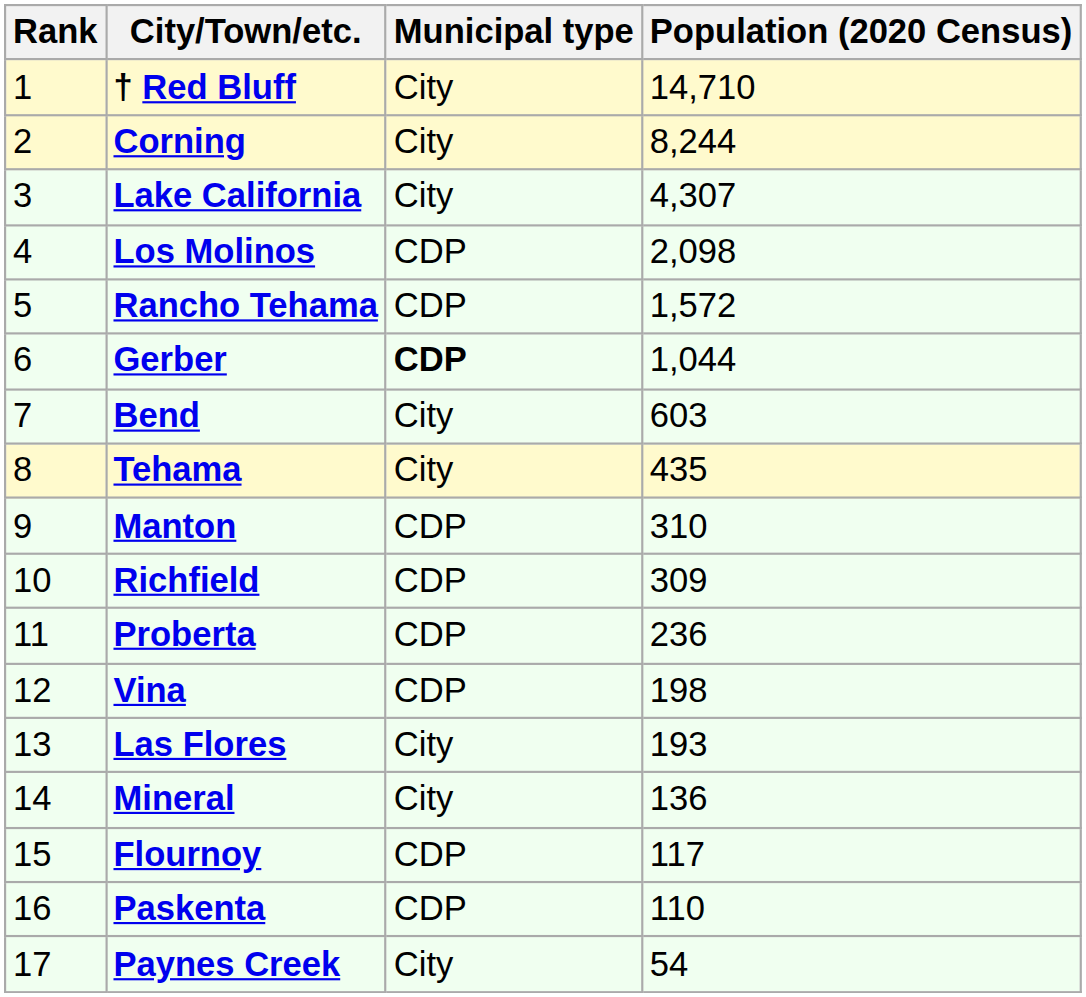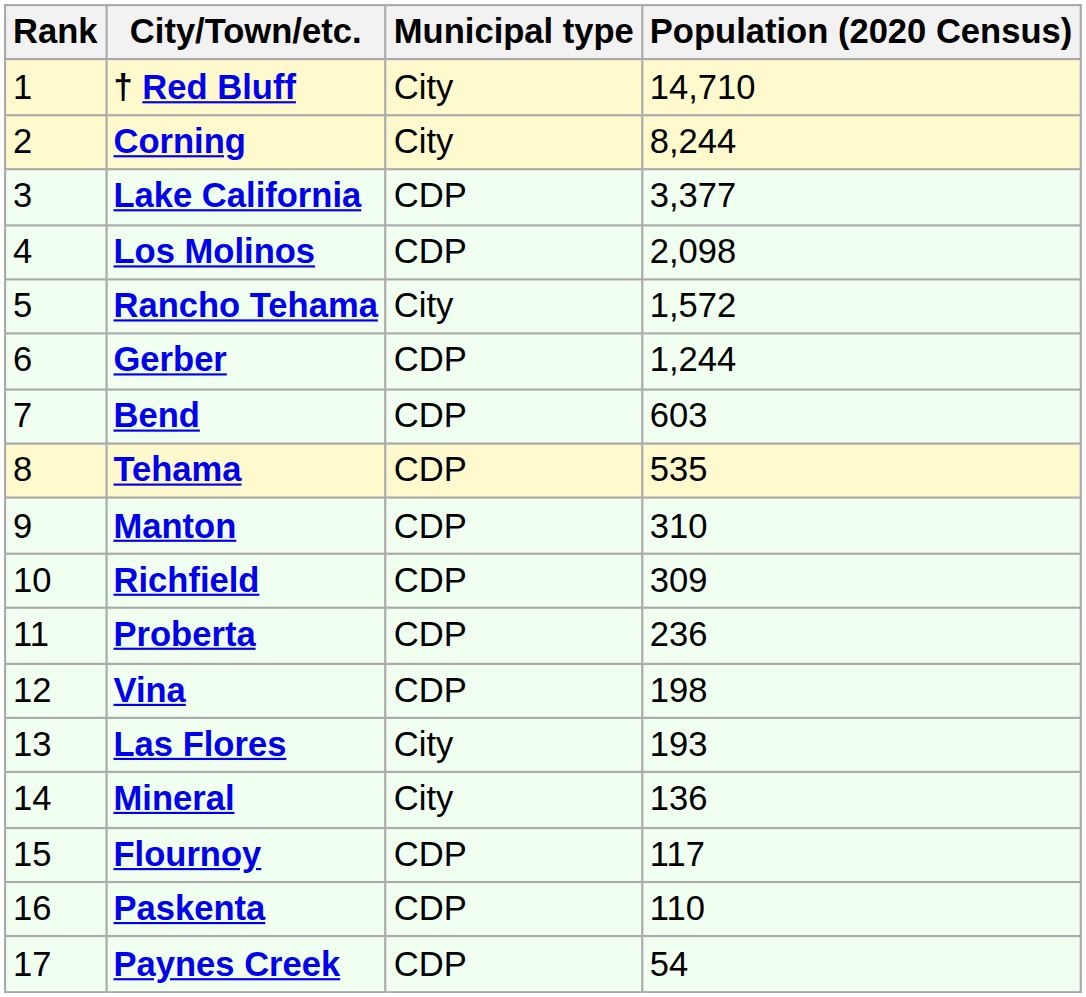(424, 196) City -> (430, 196) CDP
(693, 196) 4,307 -> (693, 196) 3,377
(430, 305) CDP -> (424, 305) City
(430, 360) bold -> (430, 360) normal
(693, 360) 1,044 -> (693, 360) 1,244
(424, 415) City -> (430, 415) CDP
(424, 470) City -> (430, 470) CDP
(679, 470) 435 -> (679, 470) 535
(424, 963) City -> (430, 963) CDP
